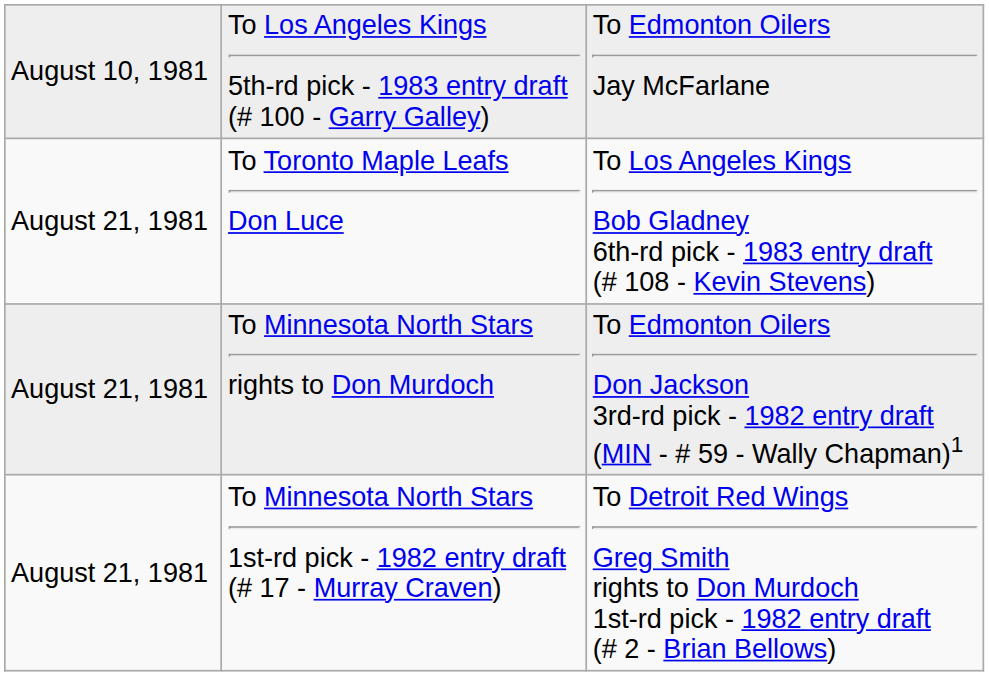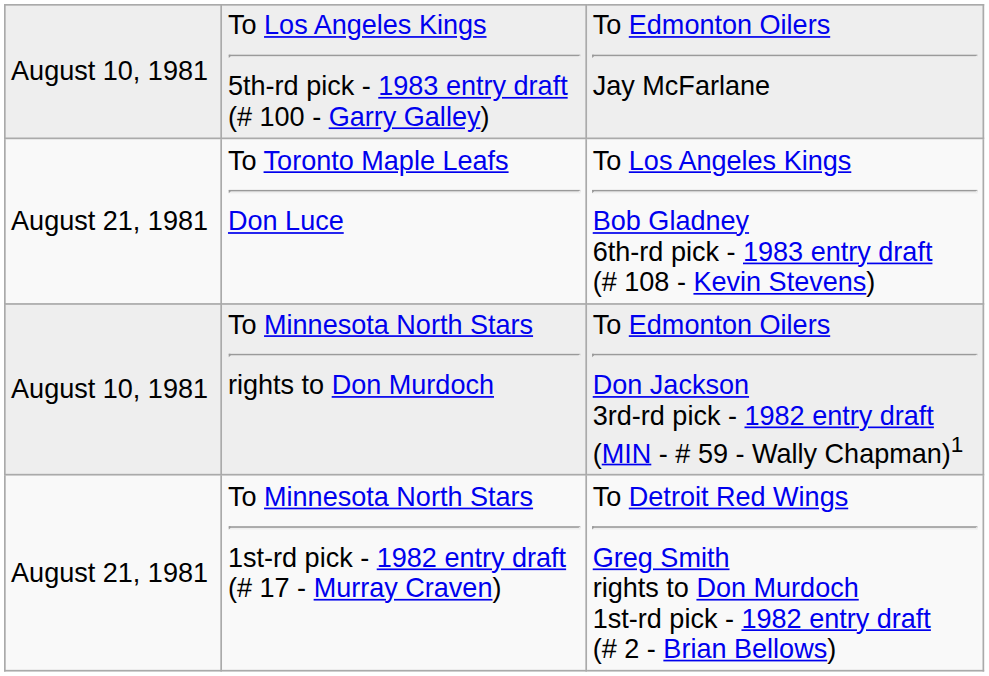(110, 389) August 21, 1981 -> (110, 389) August 10, 1981
